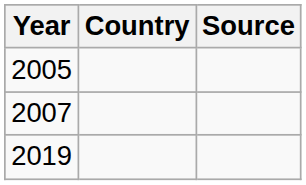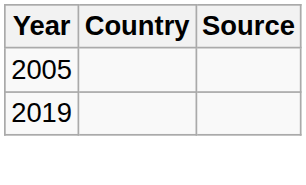- row: (42, 112)
